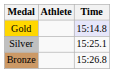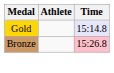- row: (21, 44)
(92, 60) no background -> (92, 44) pink background
